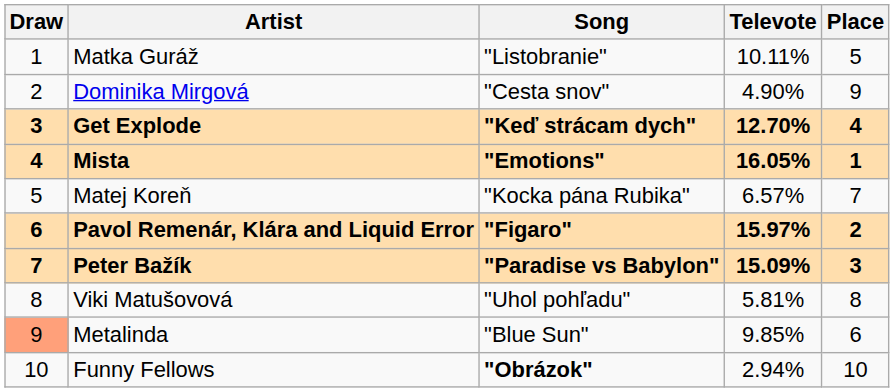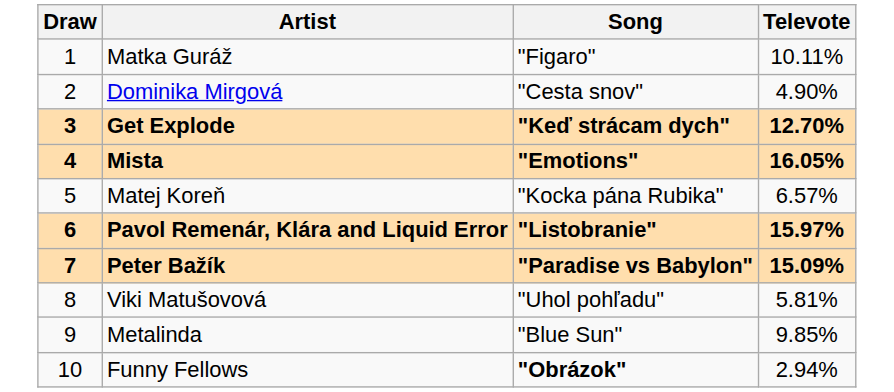- column: (855, 21)
(546, 56) "Listobranie" -> (557, 56) "Figaro"
(528, 230) "Figaro" -> (587, 230) "Listobranie"
(36, 334) lightsalmon background -> (70, 334) no background
